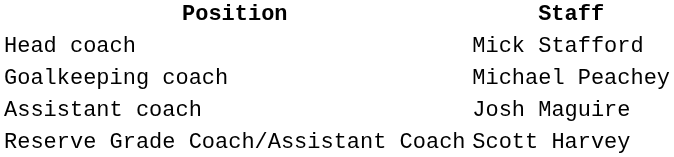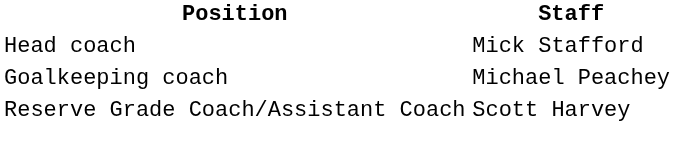- row: (103, 110)
